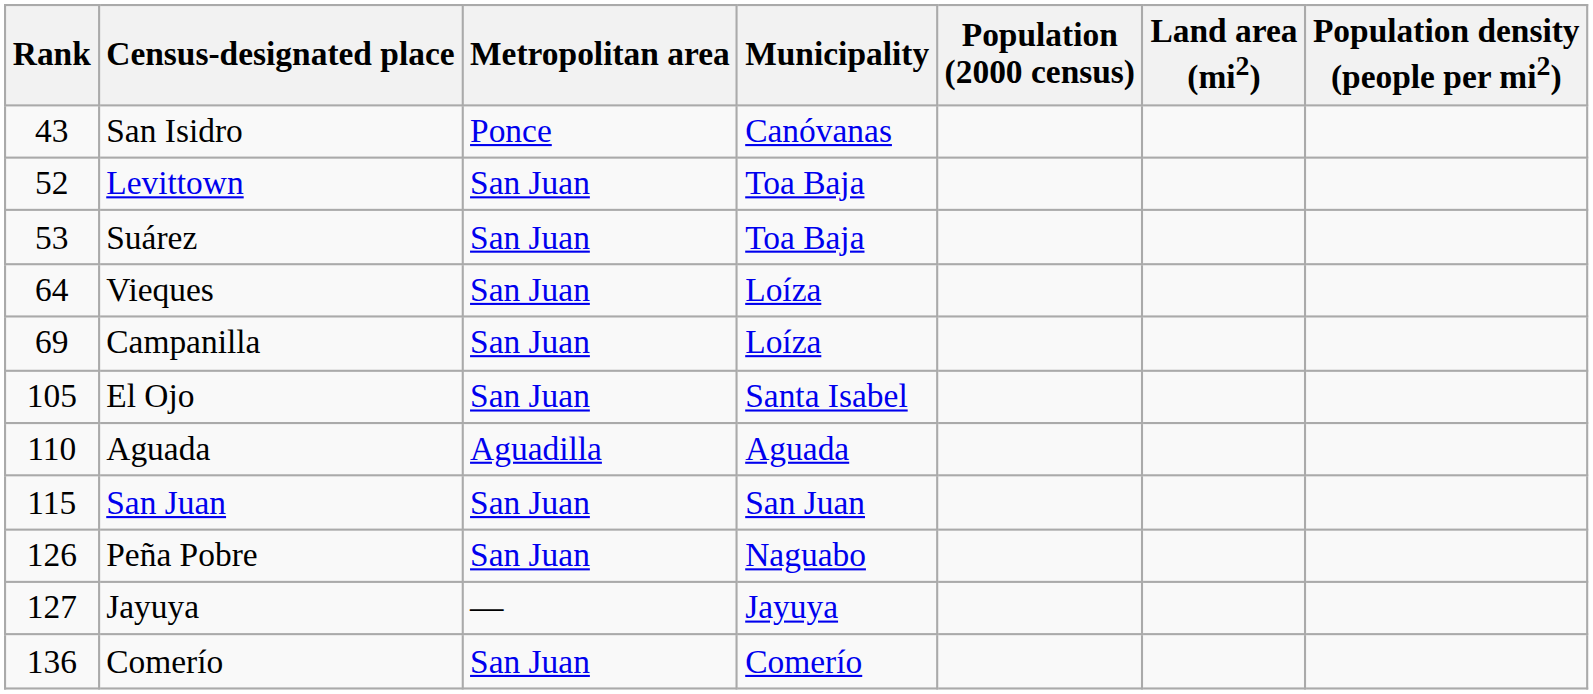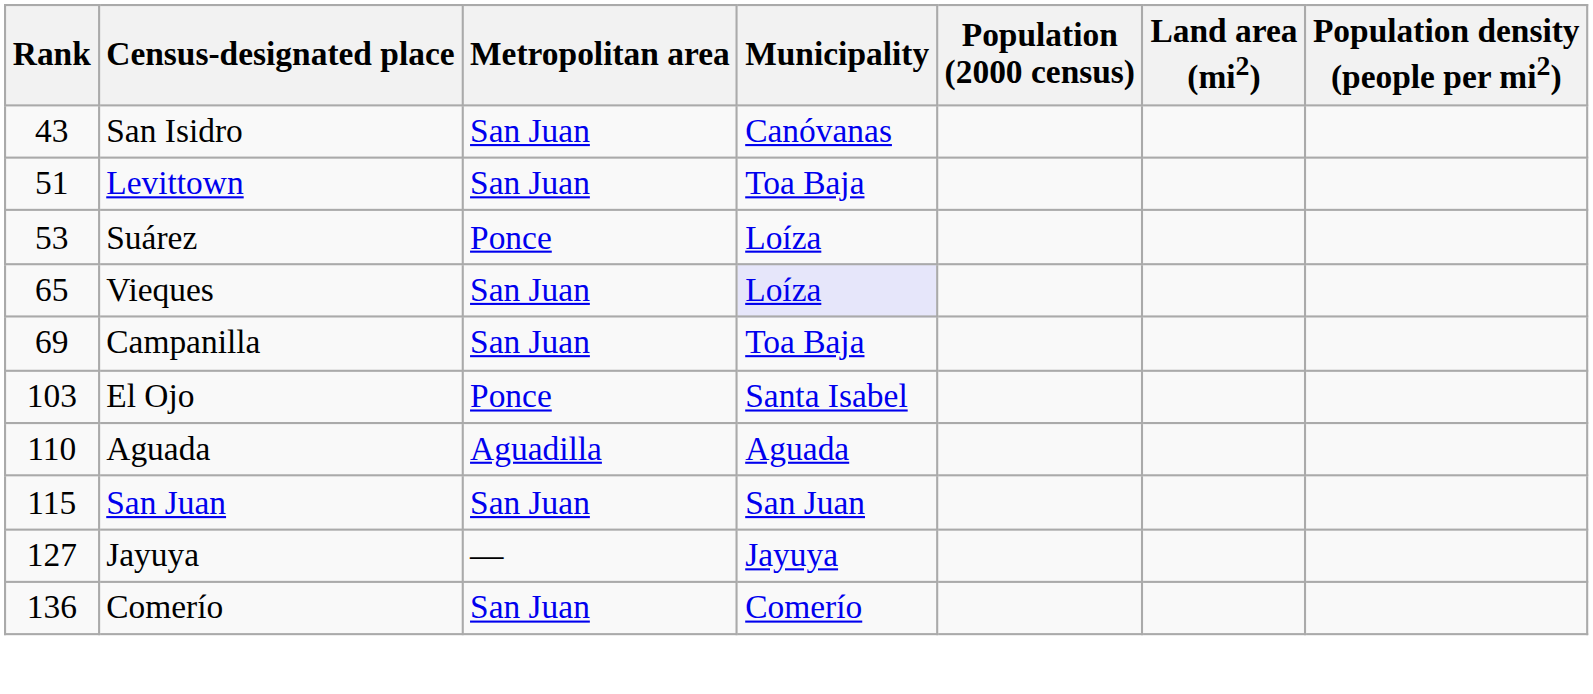(511, 130) Ponce -> (530, 130) San Juan
(52, 183) 52 -> (52, 183) 51
(530, 236) San Juan -> (511, 236) Ponce
(805, 236) Toa Baja -> (783, 236) Loíza
(52, 289) 64 -> (52, 289) 65
(783, 289) no background -> (783, 289) lavender background
(783, 342) Loíza -> (805, 342) Toa Baja
(52, 395) 105 -> (52, 395) 103
(530, 395) San Juan -> (511, 395) Ponce
- row: (182, 554)
